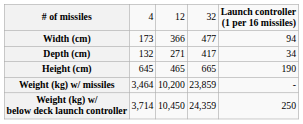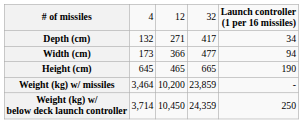rows swapped: (67, 38) <-> (67, 54)
